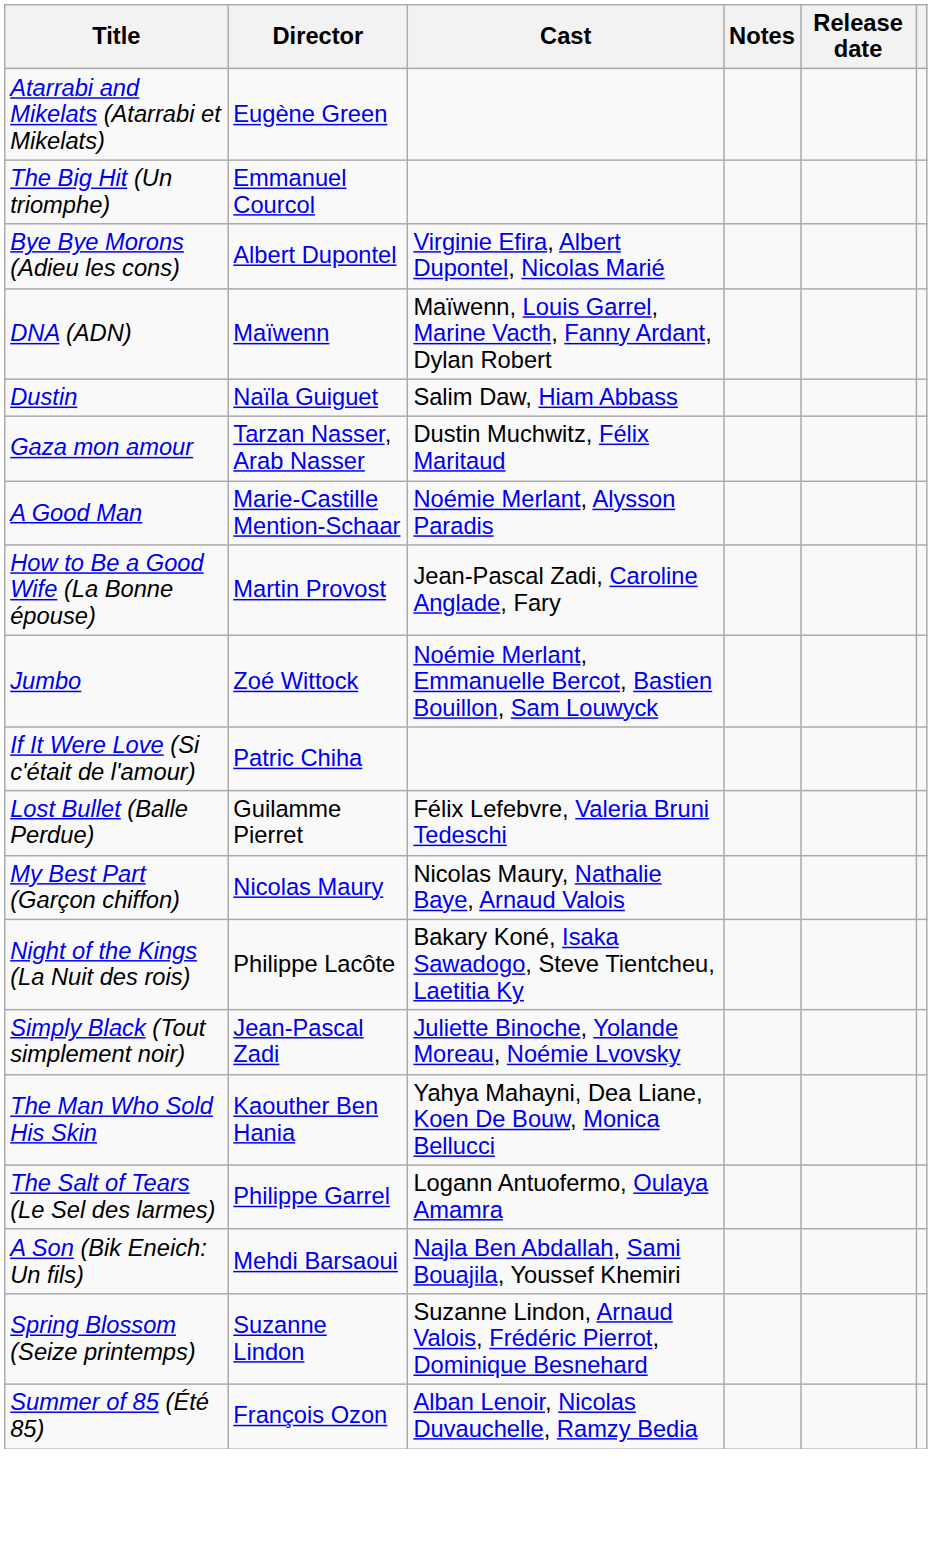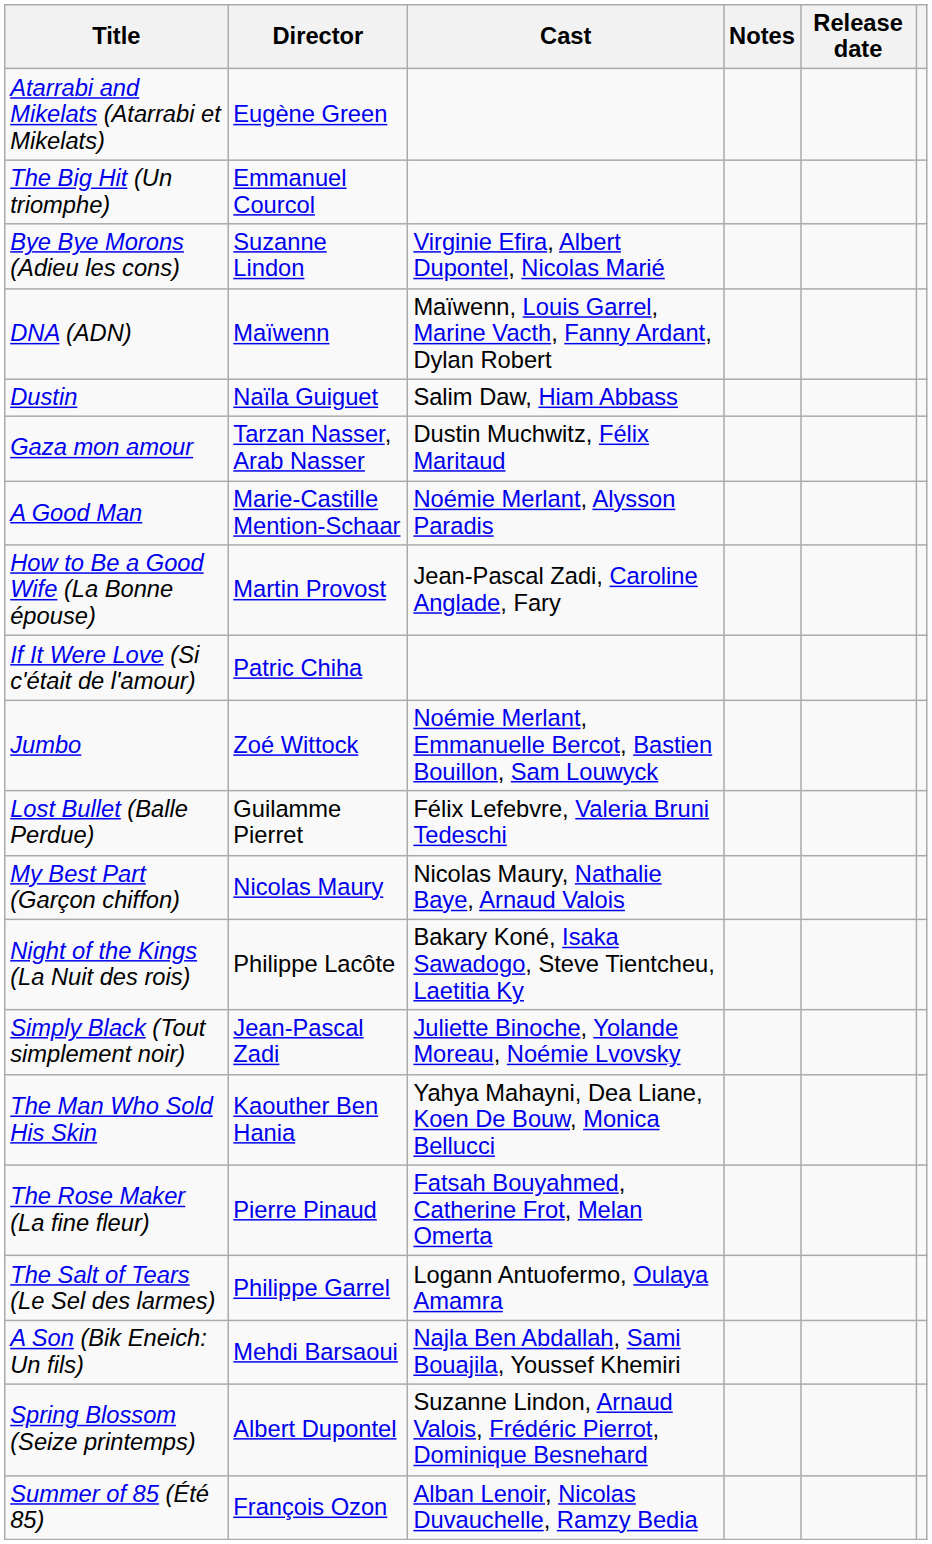(315, 255) Albert Dupontel -> (280, 255) Suzanne Lindon
rows swapped: (105, 758) <-> (46, 680)
+ row: (98, 1210)
(280, 1338) Suzanne Lindon -> (315, 1429) Albert Dupontel
